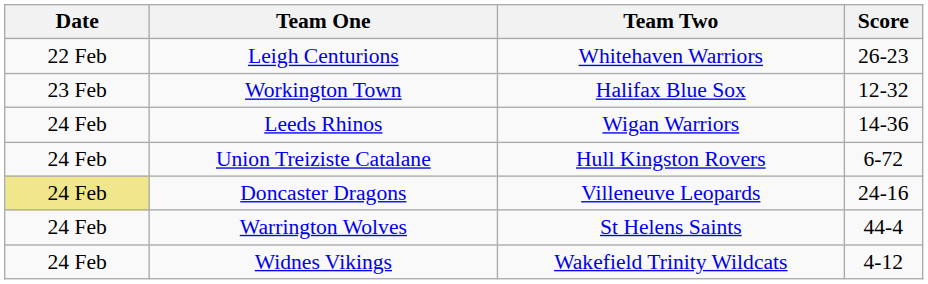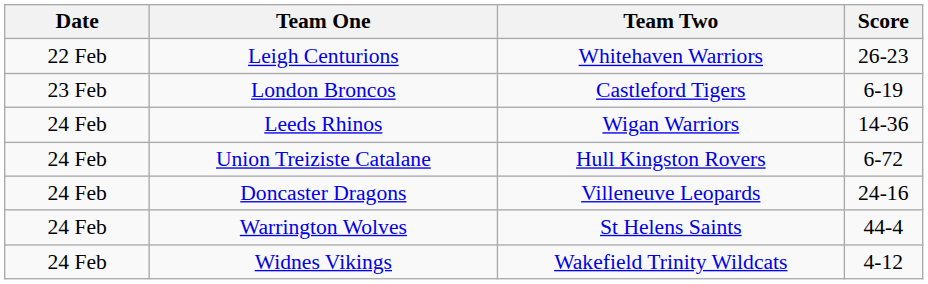+ row: (323, 90)
- row: (323, 90)
(77, 192) khaki background -> (77, 192) no background
